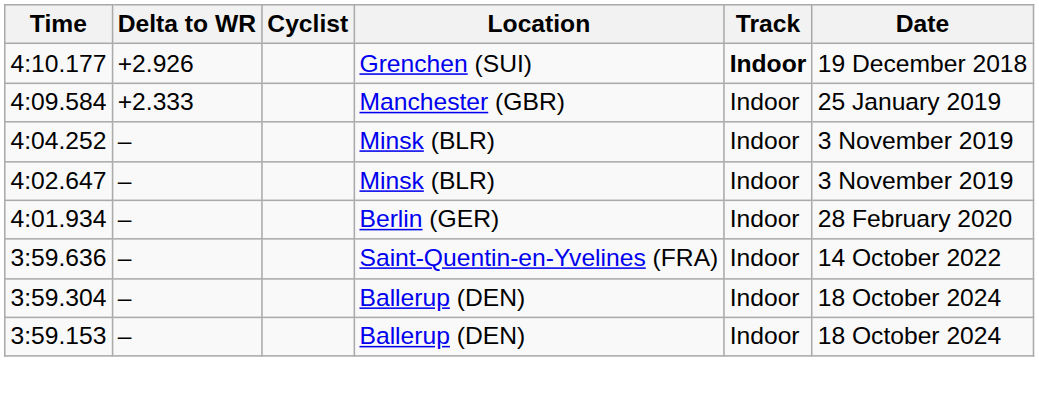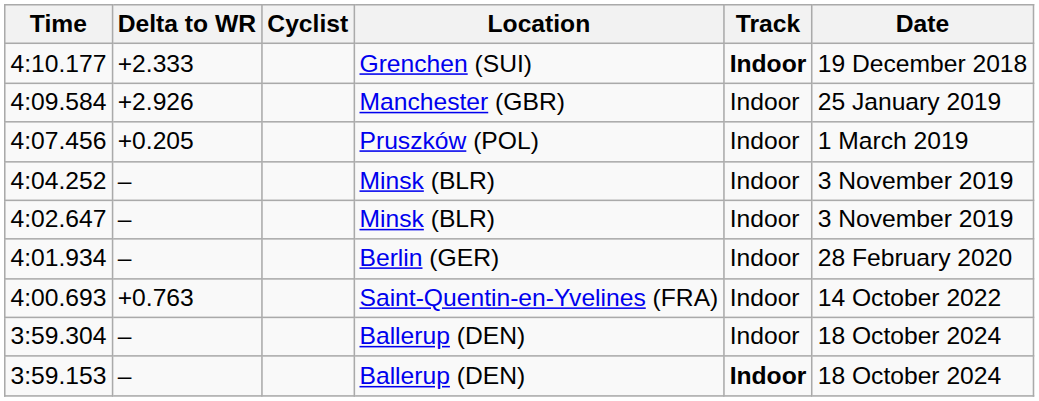(156, 63) +2.926 -> (156, 63) +2.333
(156, 102) +2.333 -> (156, 102) +2.926
+ row: (58, 141)
+ row: (58, 297)
- row: (58, 258)
(765, 336) normal -> (768, 375) bold
